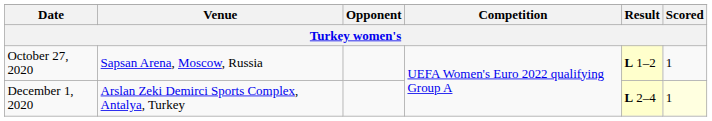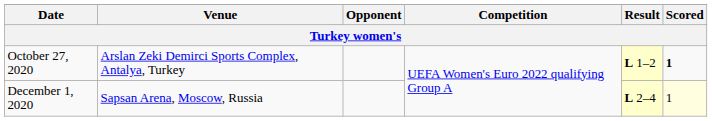(182, 63) Sapsan Arena, Moscow, Russia -> (199, 63) Arslan Zeki Demirci Sports Complex, Antalya, Turkey
(669, 63) normal -> (669, 63) bold
(199, 98) Arslan Zeki Demirci Sports Complex, Antalya, Turkey -> (182, 98) Sapsan Arena, Moscow, Russia
